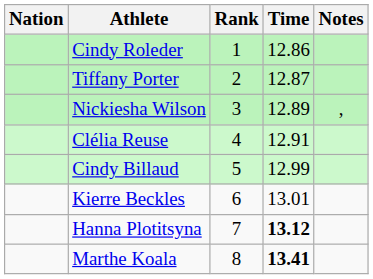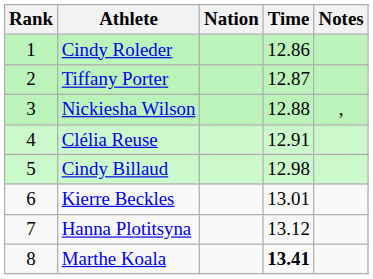columns swapped: (237, 19) <-> (36, 19)
(289, 109) 12.89 -> (289, 109) 12.88
(289, 169) 12.99 -> (289, 169) 12.98
(289, 229) bold -> (289, 229) normal
